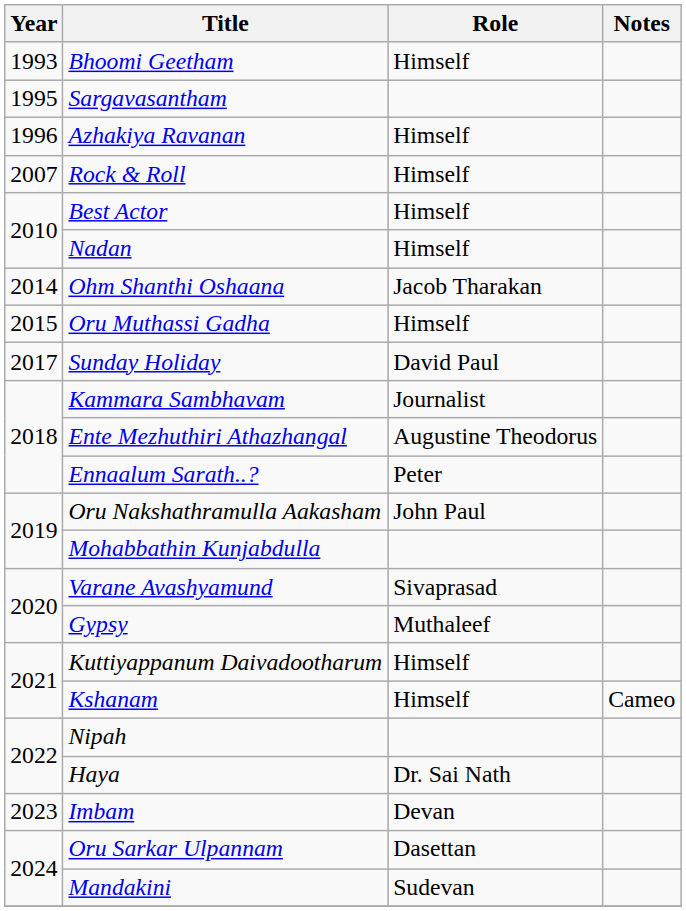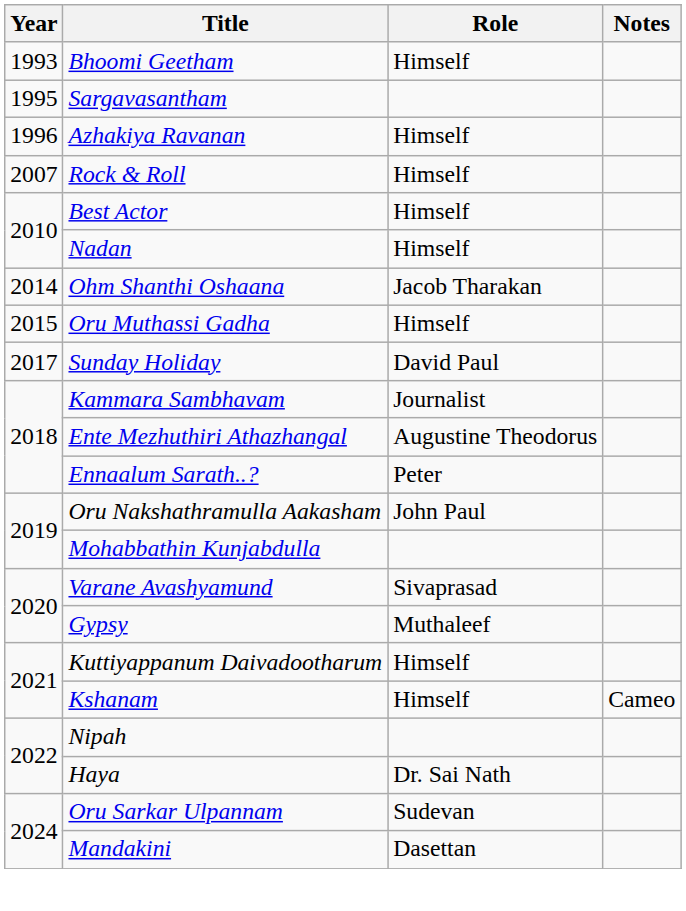- row: (101, 811)
(435, 849) Dasettan -> (434, 811) Sudevan
(434, 887) Sudevan -> (435, 849) Dasettan
